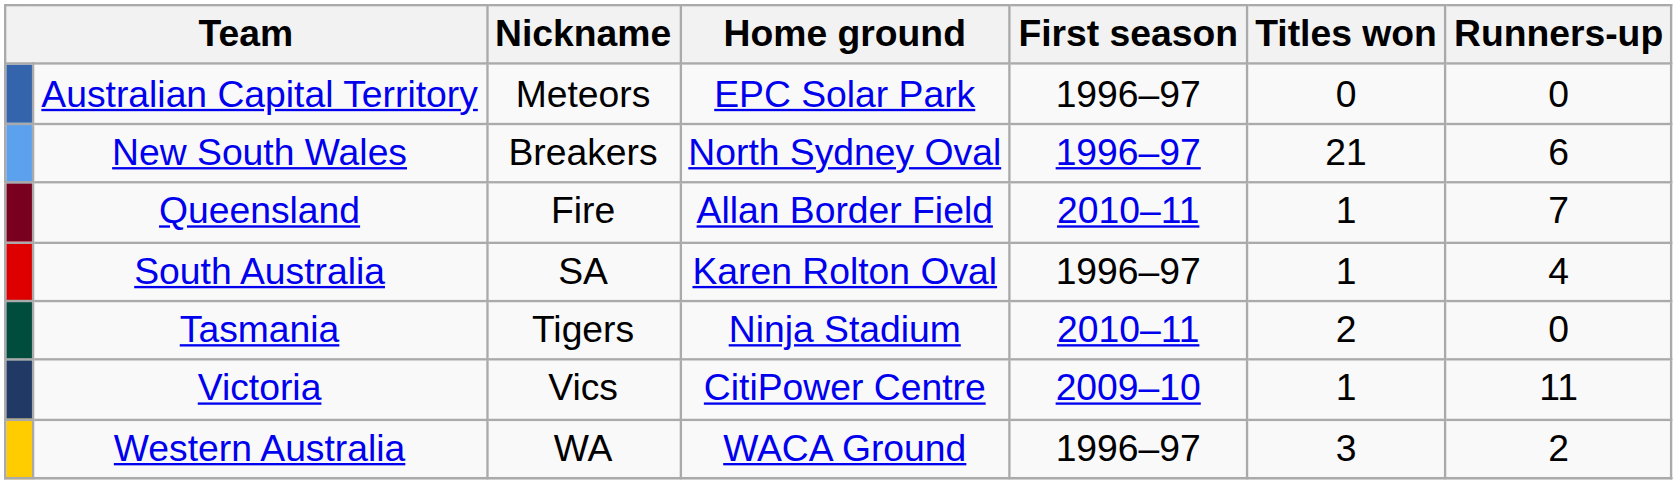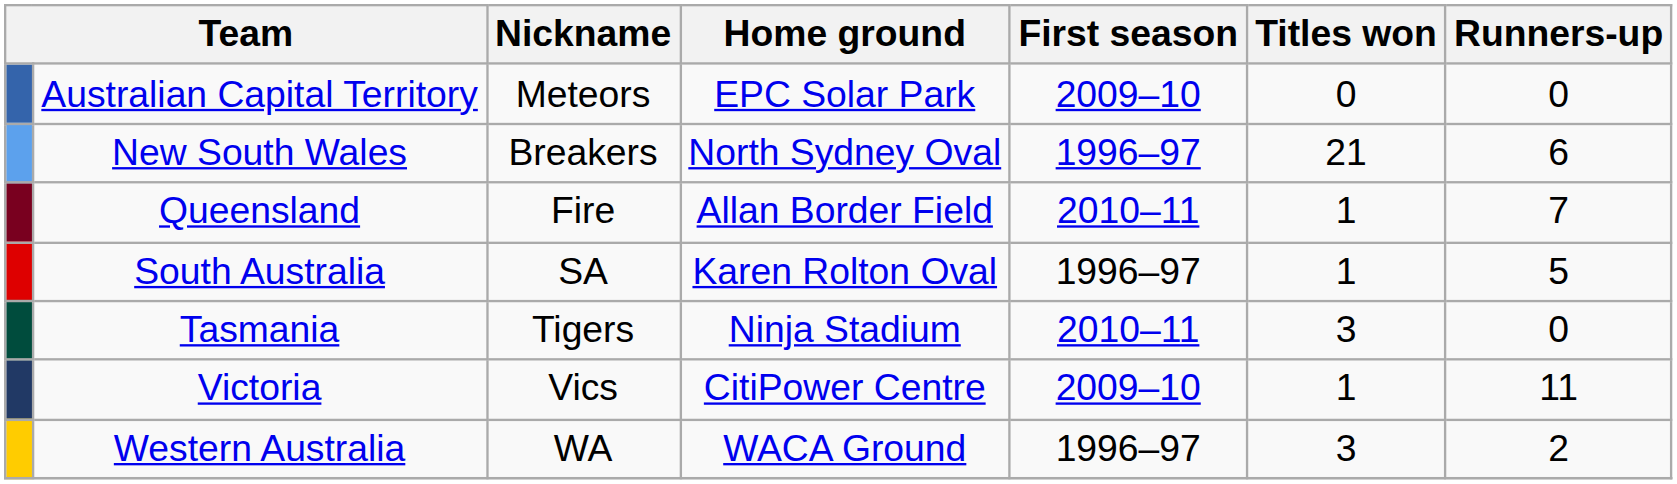(1128, 93) 1996–97 -> (1128, 93) 2009–10
(1559, 270) 4 -> (1559, 270) 5
(1346, 329) 2 -> (1346, 329) 3
